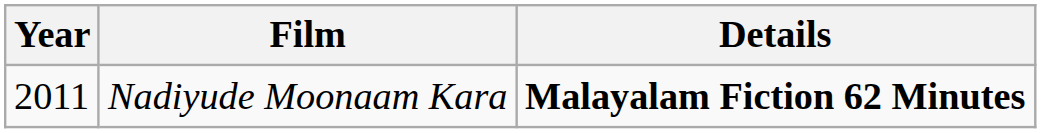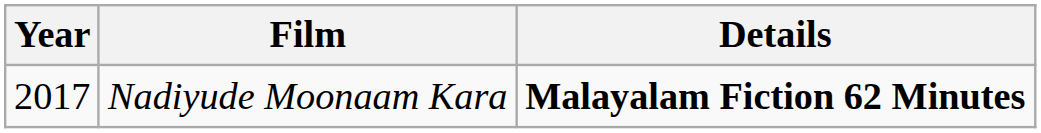(52, 95) 2011 -> (52, 95) 2017
